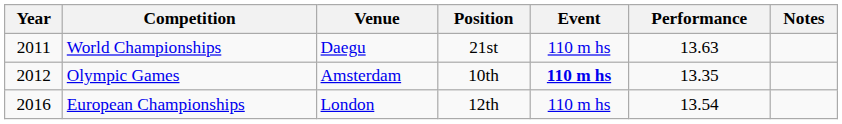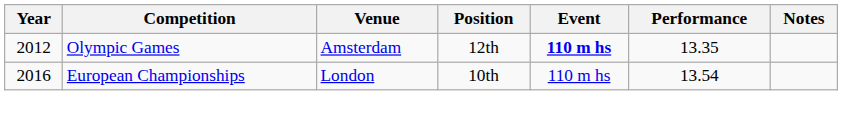- row: (144, 47)
(484, 76) 10th -> (484, 47) 12th
(484, 104) 12th -> (484, 76) 10th
